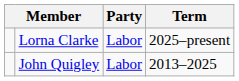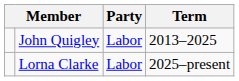rows swapped: (59, 64) <-> (59, 40)
